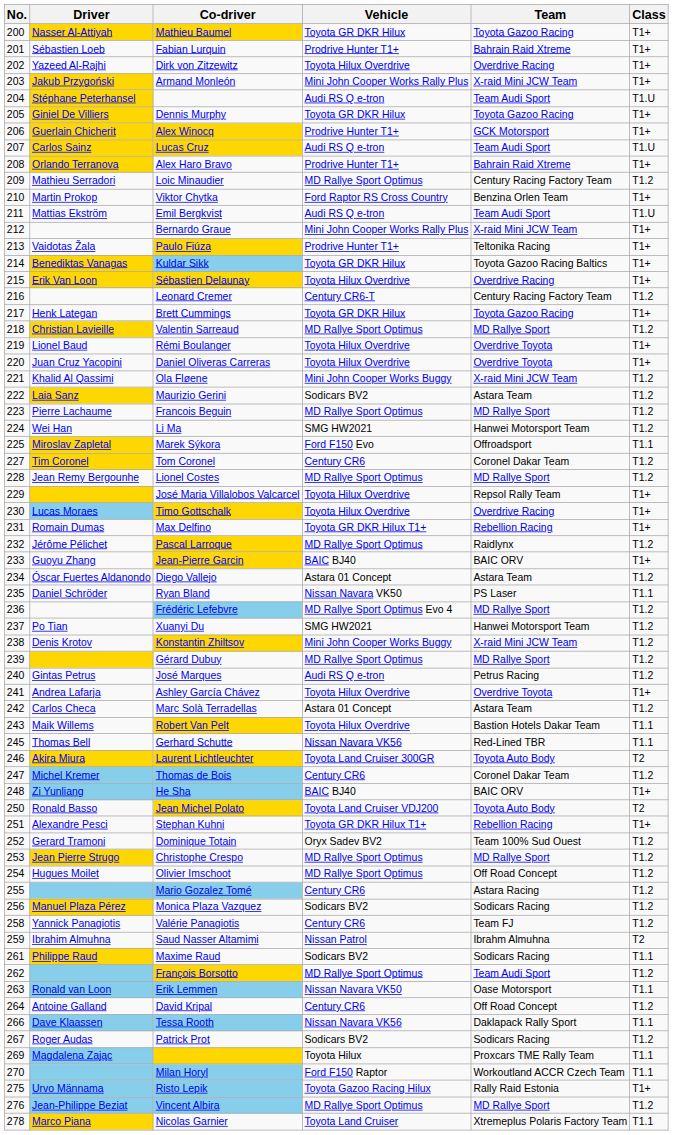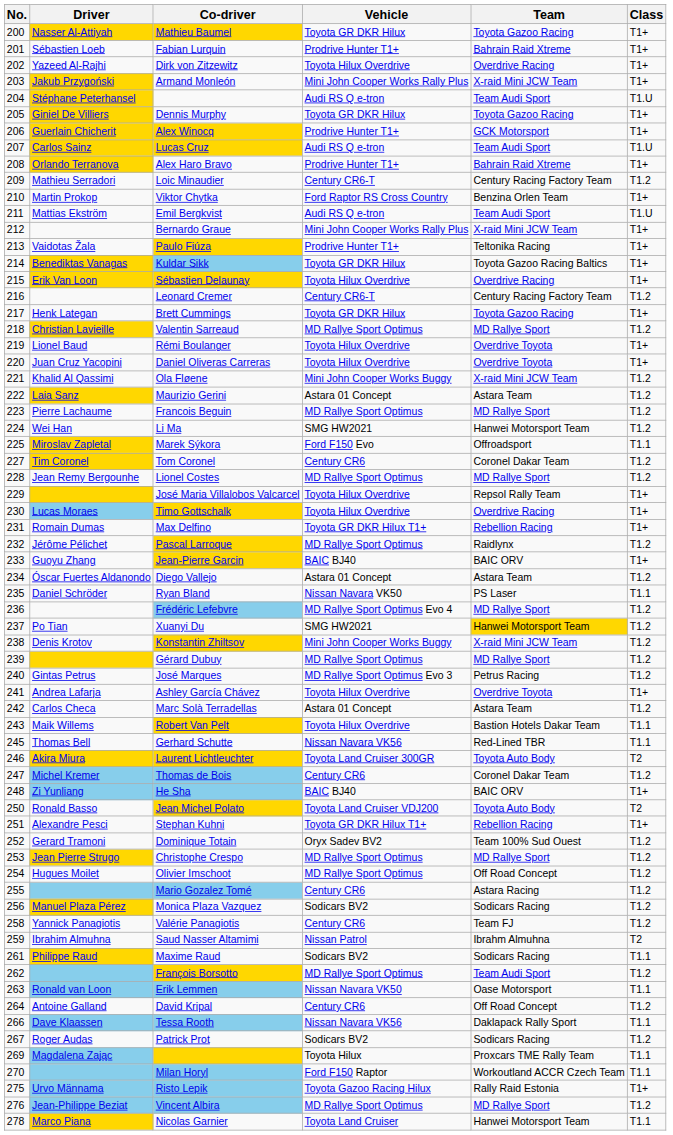(364, 180) MD Rallye Sport Optimus -> (340, 180) Century CR6-T
(336, 395) Sodicars BV2 -> (348, 395) Astara 01 Concept
(531, 626) no background -> (531, 626) gold background
(344, 676) Audi RS Q e-tron -> (378, 676) MD Rallye Sport Optimus Evo 3
(550, 1121) Xtremeplus Polaris Factory Team -> (531, 1121) Hanwei Motorsport Team
